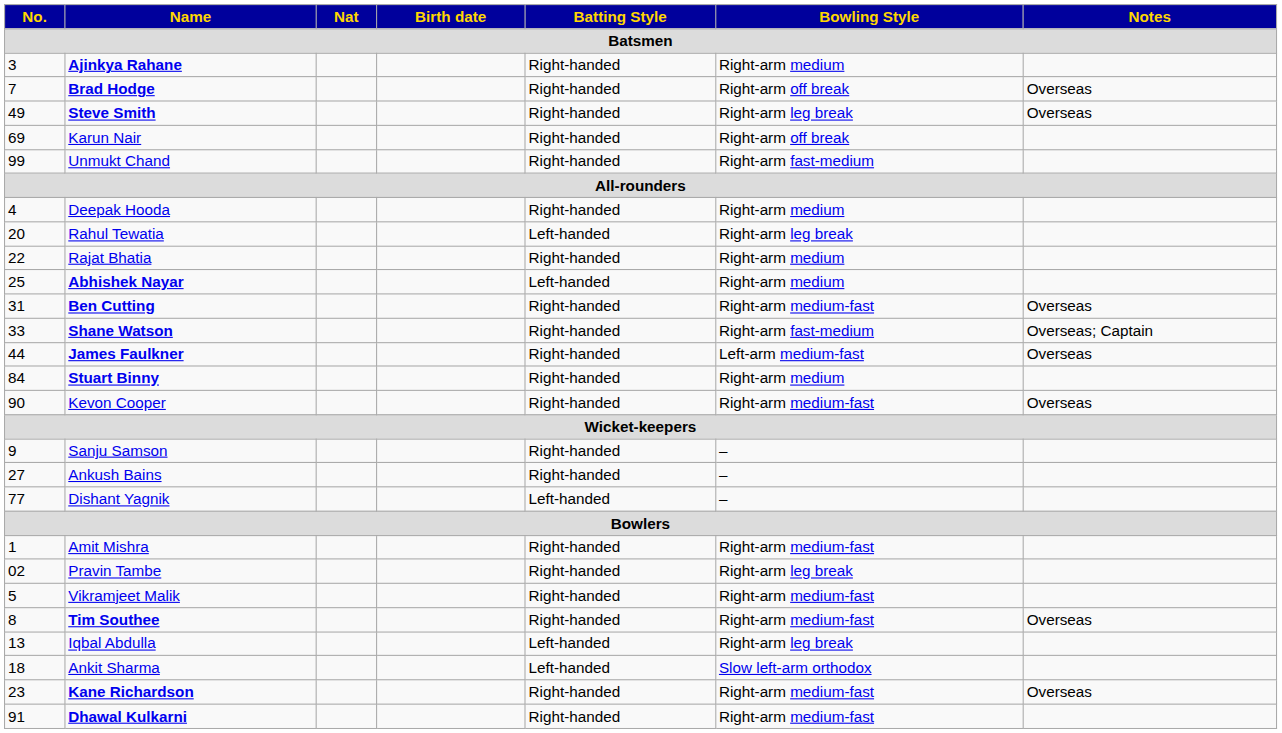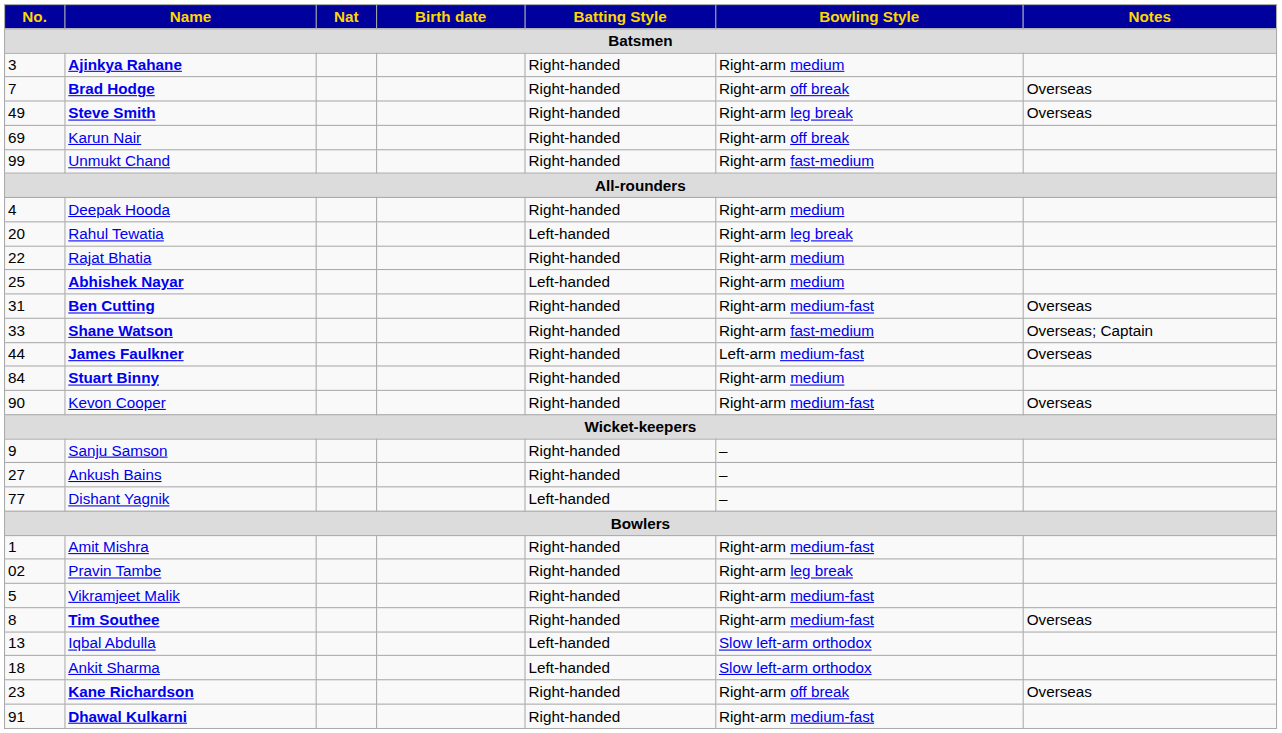(786, 644) Right-arm leg break -> (795, 644) Slow left-arm orthodox
(796, 692) Right-arm medium-fast -> (784, 692) Right-arm off break
